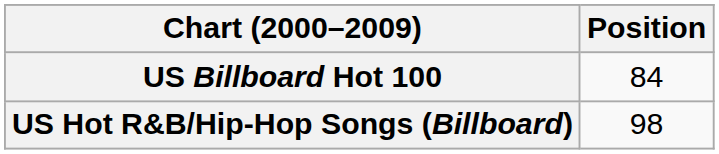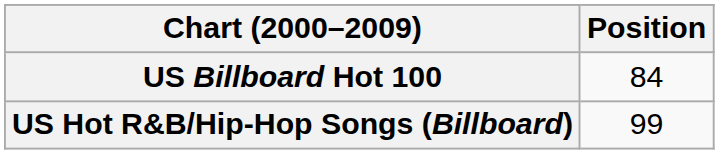(647, 124) 98 -> (647, 124) 99
